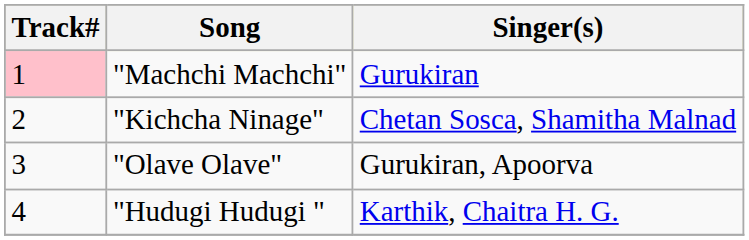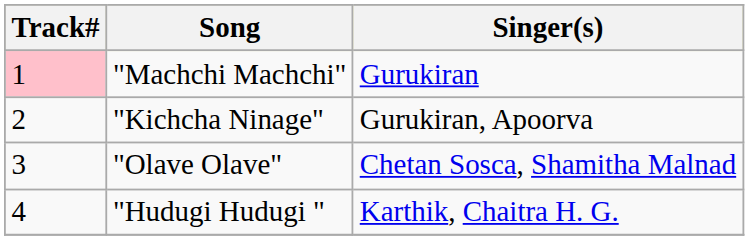(548, 119) Chetan Sosca, Shamitha Malnad -> (476, 119) Gurukiran, Apoorva
(476, 165) Gurukiran, Apoorva -> (548, 165) Chetan Sosca, Shamitha Malnad
